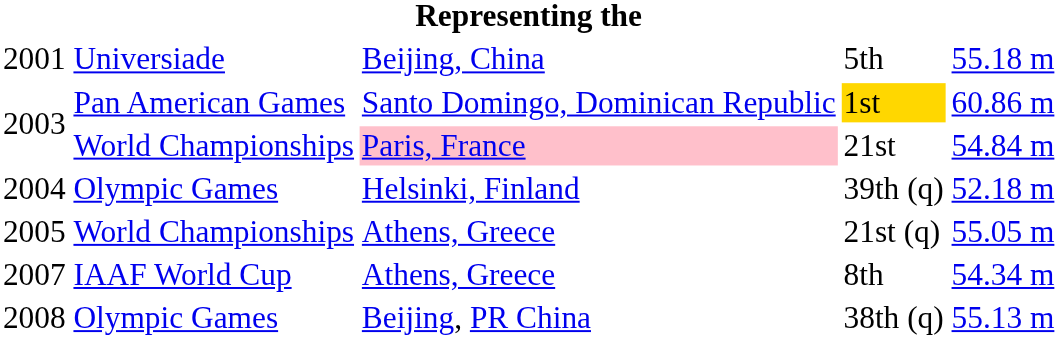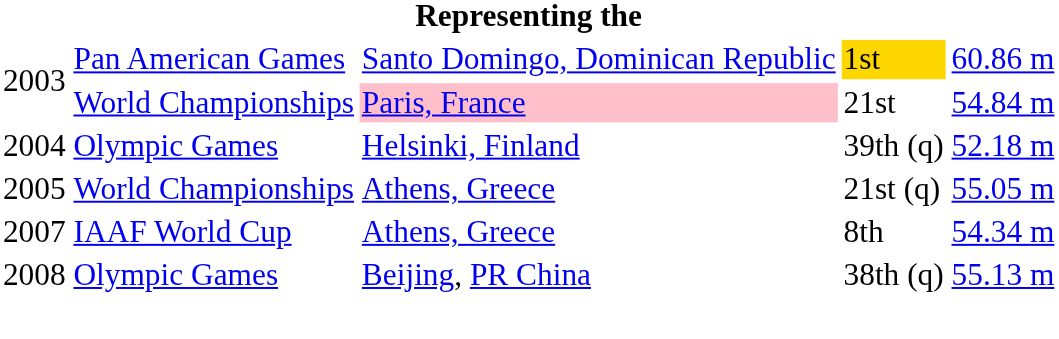- row: (864, 59)
